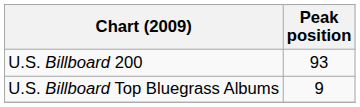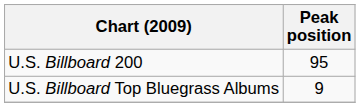(319, 62) 93 -> (319, 62) 95
